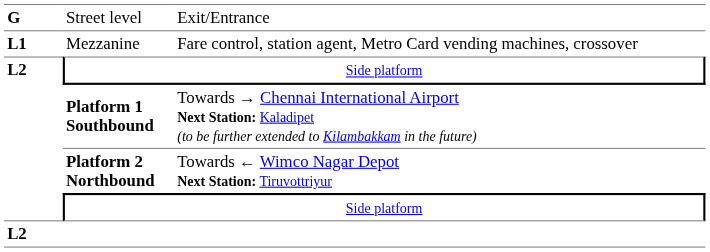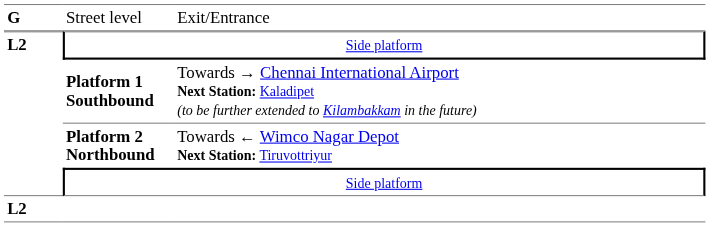- row: (103, 43)
